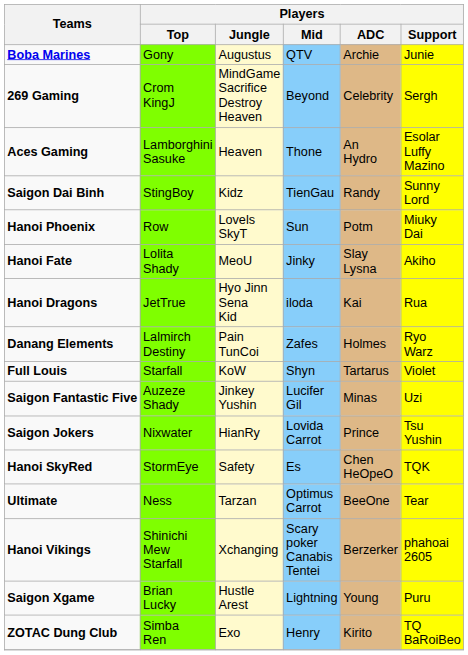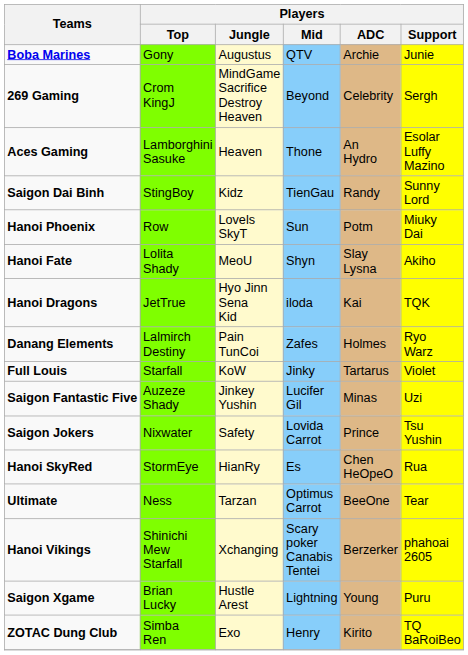(301, 261) Jinky -> (301, 261) Shyn
(415, 302) Rua -> (417, 302) TQK
(301, 371) Shyn -> (301, 371) Jinky
(239, 432) HianRy -> (236, 432) Safety
(236, 467) Safety -> (239, 467) HianRy
(417, 467) TQK -> (415, 467) Rua
